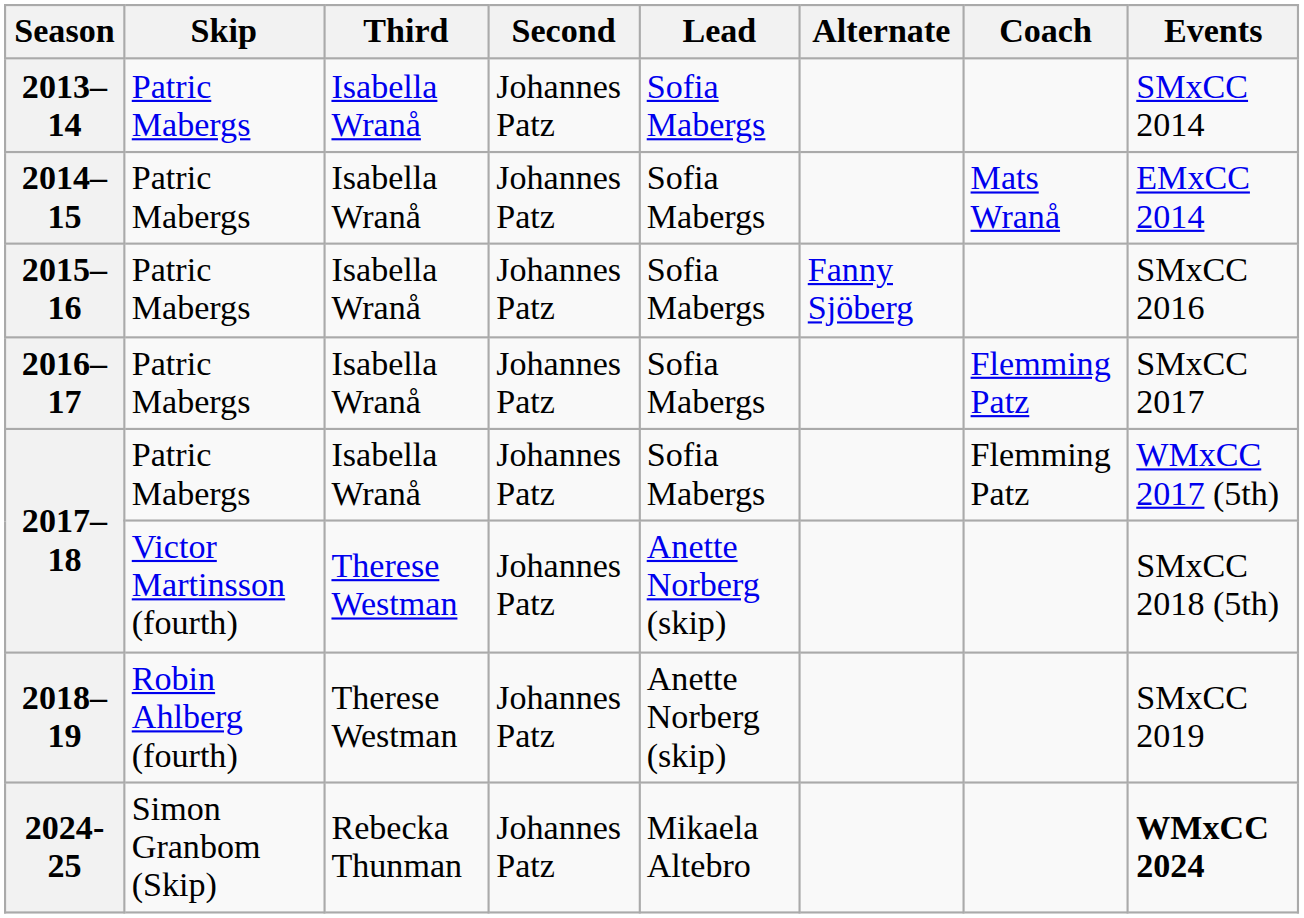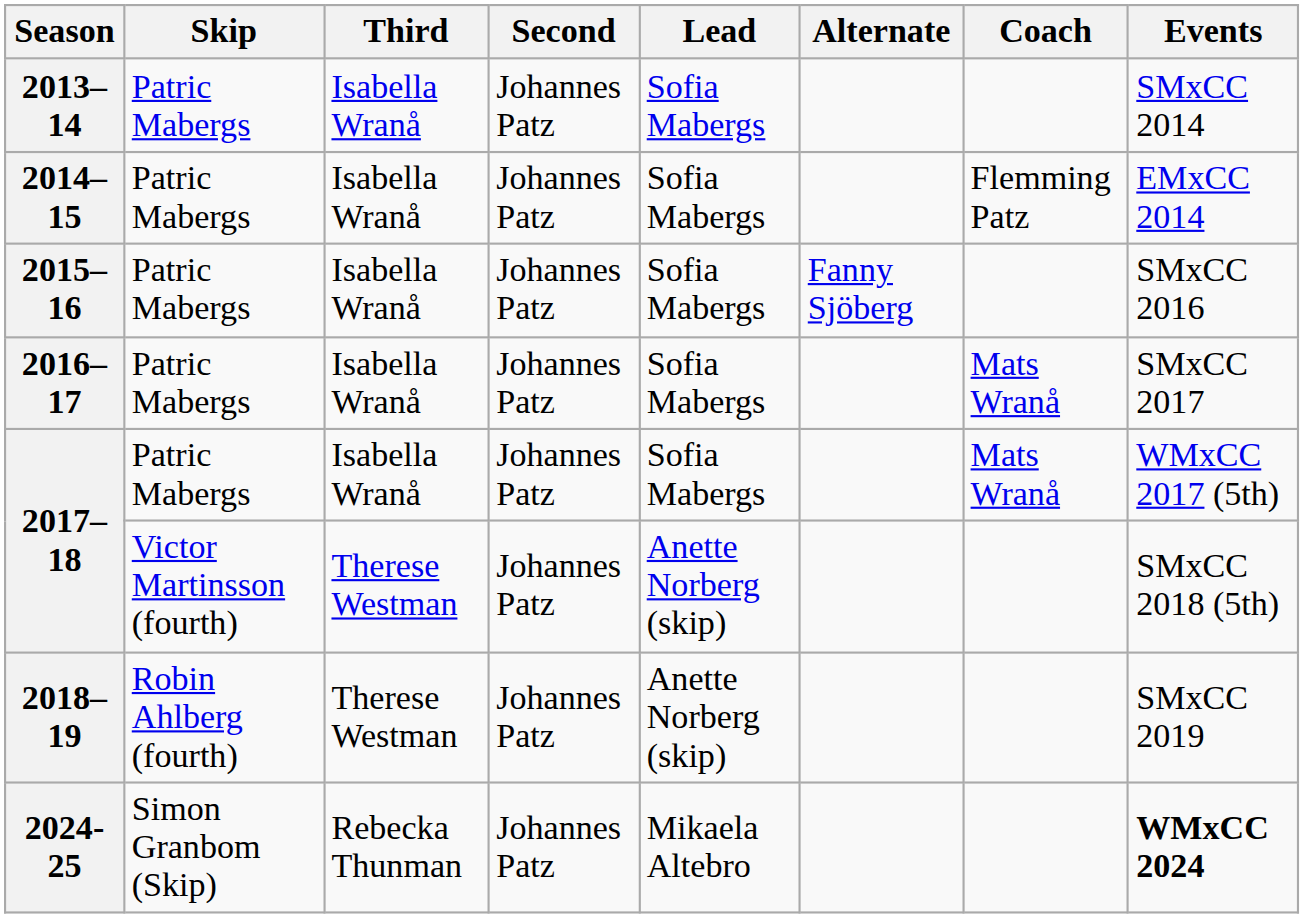(1015, 197) Mats Wranå -> (1041, 197) Flemming Patz
(1041, 381) Flemming Patz -> (1015, 381) Mats Wranå
(1041, 474) Flemming Patz -> (1015, 474) Mats Wranå
